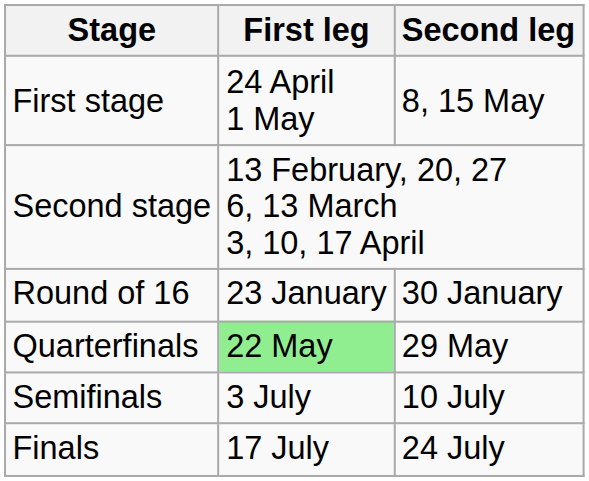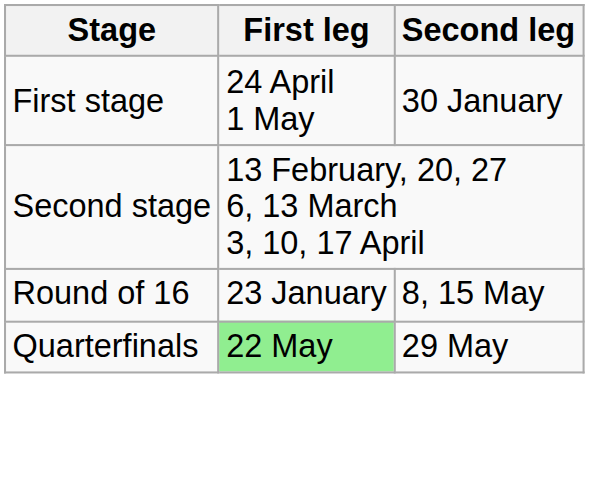(473, 100) 8, 15 May -> (482, 100) 30 January
(482, 294) 30 January -> (473, 294) 8, 15 May
- row: (87, 397)
- row: (56, 448)
